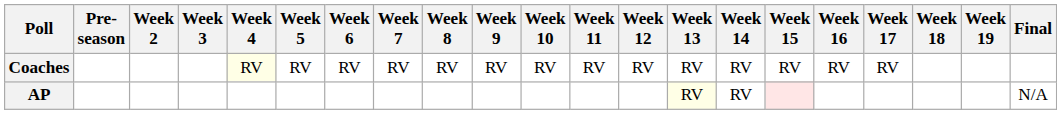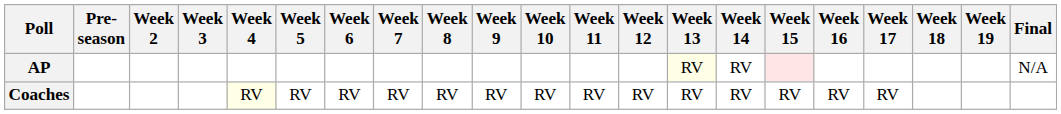rows swapped: (39, 95) <-> (39, 67)
